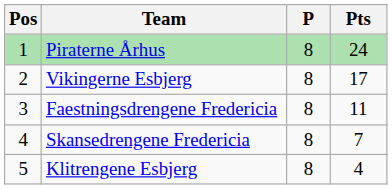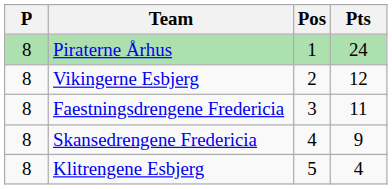columns swapped: (23, 19) <-> (308, 19)
(358, 79) 17 -> (358, 79) 12
(358, 139) 7 -> (358, 139) 9
